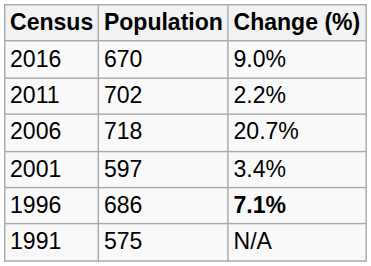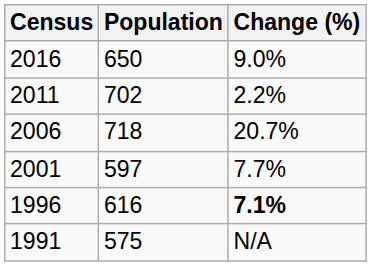(123, 59) 670 -> (123, 59) 650
(260, 168) 3.4% -> (260, 168) 7.7%
(123, 205) 686 -> (123, 205) 616
